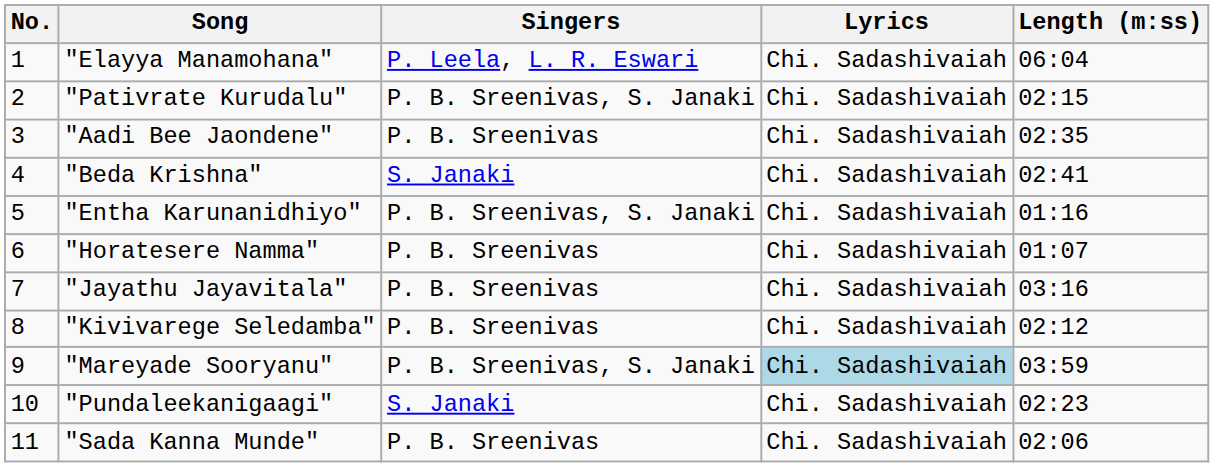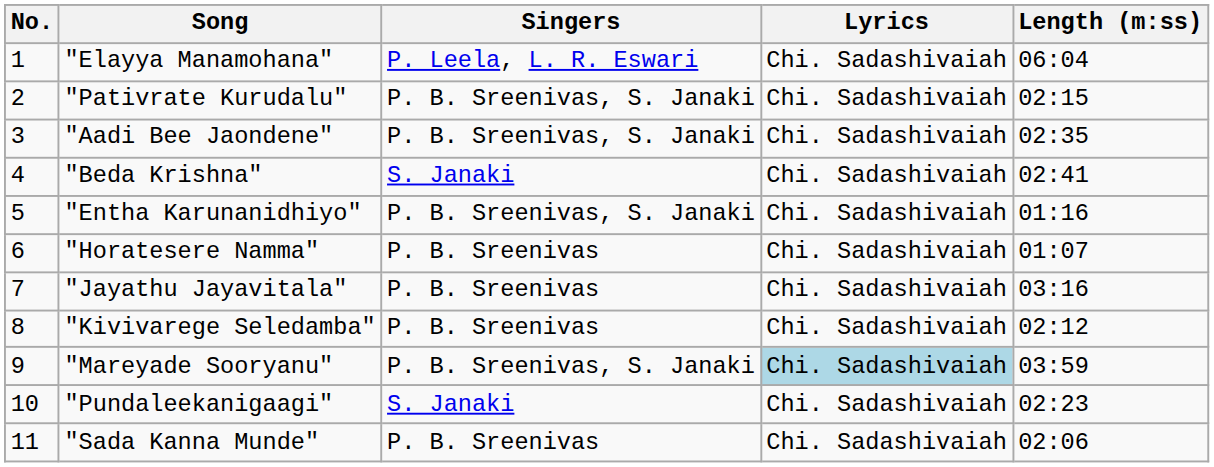(493, 139) P. B. Sreenivas -> (571, 139) P. B. Sreenivas, S. Janaki
